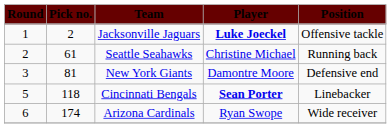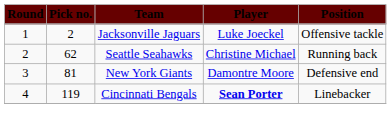(251, 34) bold -> (251, 34) normal
(71, 53) 61 -> (71, 53) 62
(25, 93) 5 -> (25, 93) 4
(71, 93) 118 -> (71, 93) 119
- row: (149, 113)
